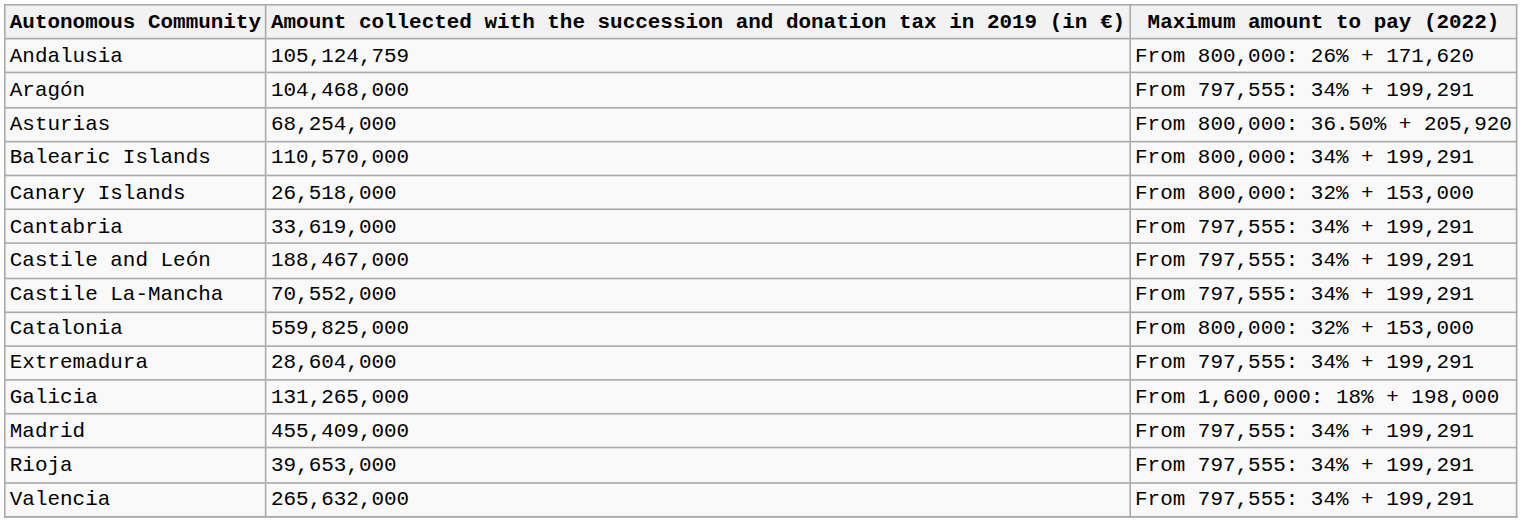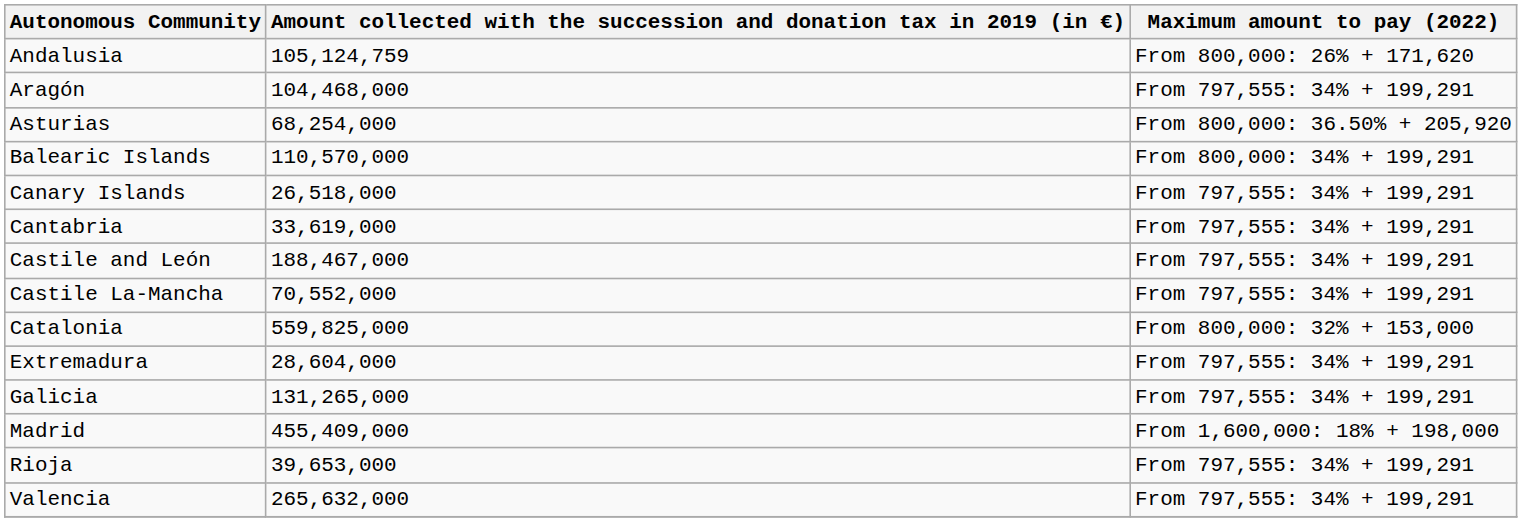(1305, 192) From 800,000: 32% + 153,000 -> (1305, 192) From 797,555: 34% + 199,291
(1317, 397) From 1,600,000: 18% + 198,000 -> (1305, 397) From 797,555: 34% + 199,291
(1305, 431) From 797,555: 34% + 199,291 -> (1317, 431) From 1,600,000: 18% + 198,000
